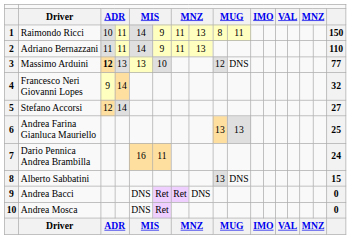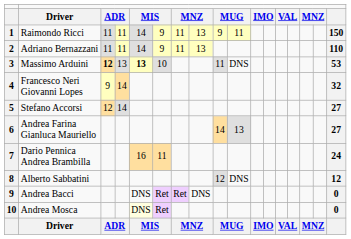(108, 32) 10 -> (108, 32) 11
(220, 32) 8 -> (220, 32) 9
(141, 64) normal -> (141, 64) bold
(220, 64) 12 -> (220, 64) 11
(336, 64) 77 -> (336, 64) 53
(220, 129) 13 -> (220, 129) 14
(336, 129) 25 -> (336, 129) 27
(220, 178) 13 -> (220, 178) 12
(336, 178) 15 -> (336, 178) 12
(141, 210) no background -> (141, 210) lightyellow background
